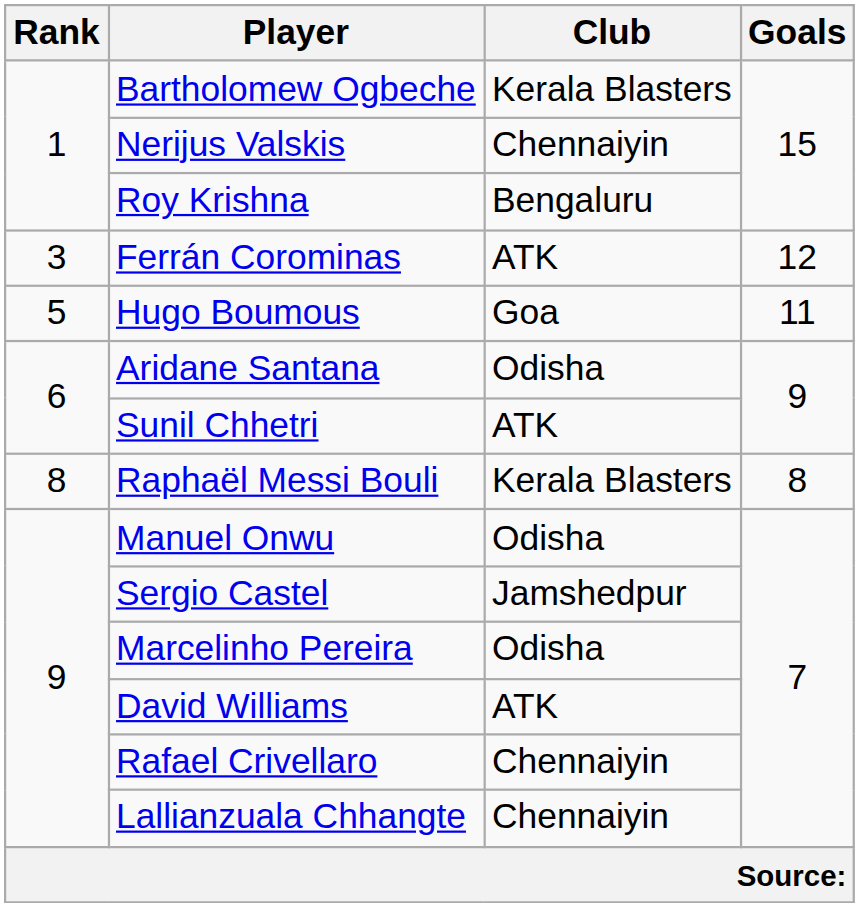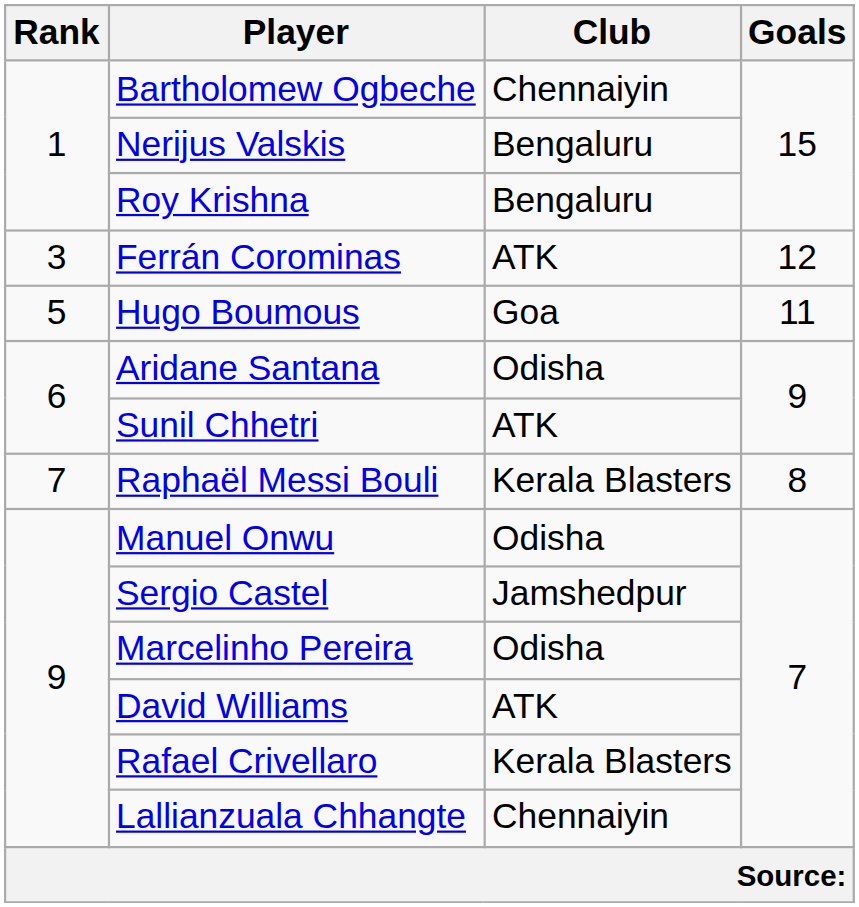(612, 88) Kerala Blasters -> (580, 88) Chennaiyin
(580, 144) Chennaiyin -> (573, 144) Bengaluru
(56, 481) 8 -> (56, 481) 7
(580, 761) Chennaiyin -> (612, 761) Kerala Blasters
